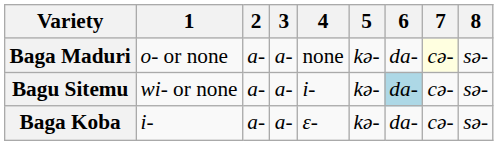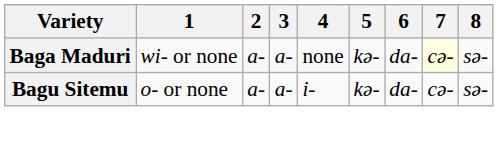(184, 55) o- or none -> (189, 55) wi- or none
(189, 88) wi- or none -> (184, 88) o- or none
(404, 88) lightblue background -> (404, 88) no background
- row: (70, 122)
